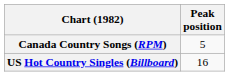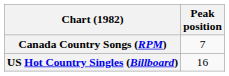(203, 44) 5 -> (203, 44) 7
